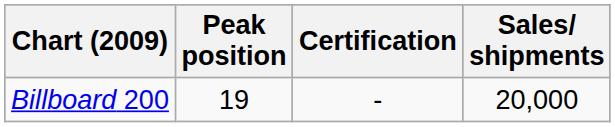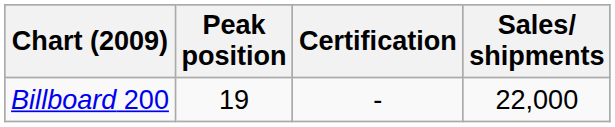(537, 99) 20,000 -> (537, 99) 22,000
